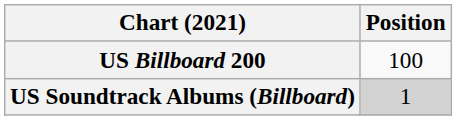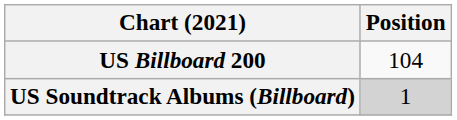(406, 59) 100 -> (406, 59) 104
